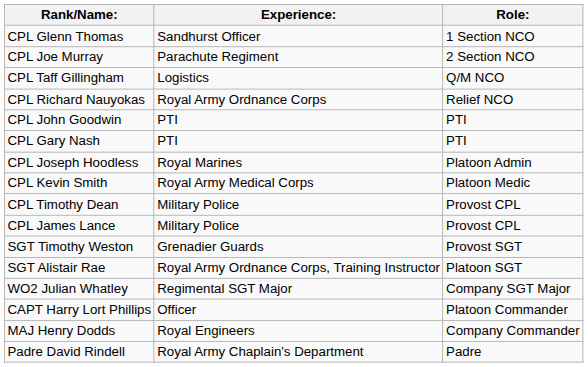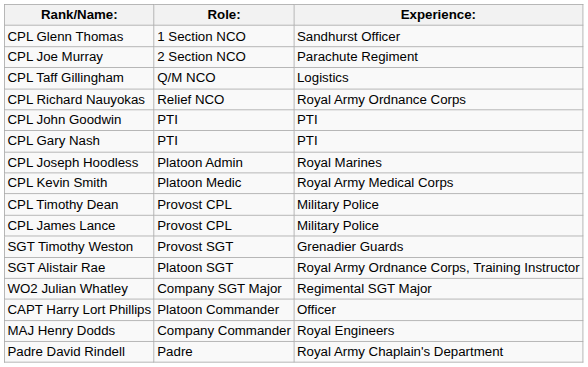columns swapped: (513, 15) <-> (299, 15)
